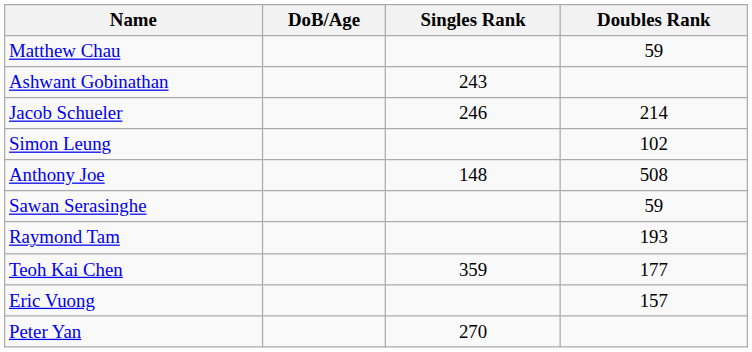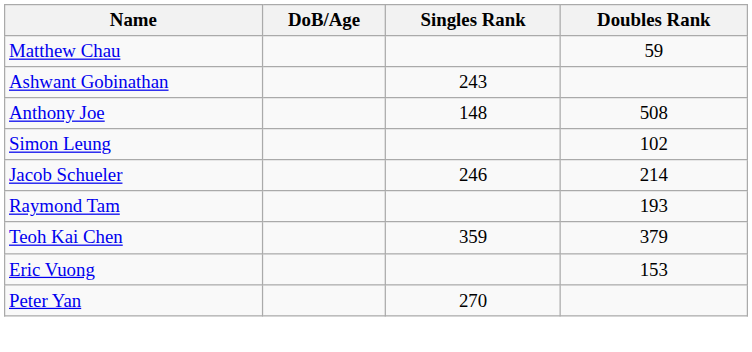rows swapped: (57, 175) <-> (66, 113)
- row: (78, 206)
(654, 268) 177 -> (654, 237) 379
(654, 299) 157 -> (654, 268) 153
